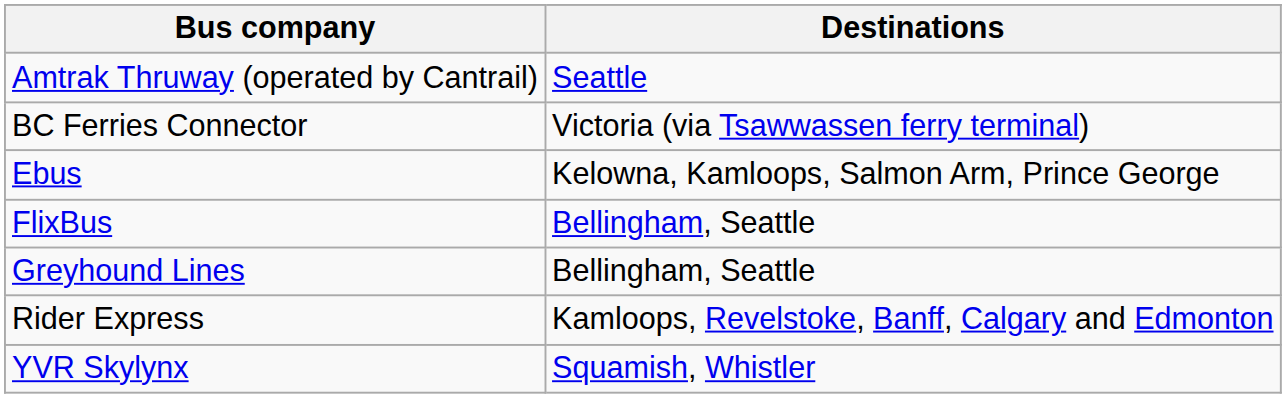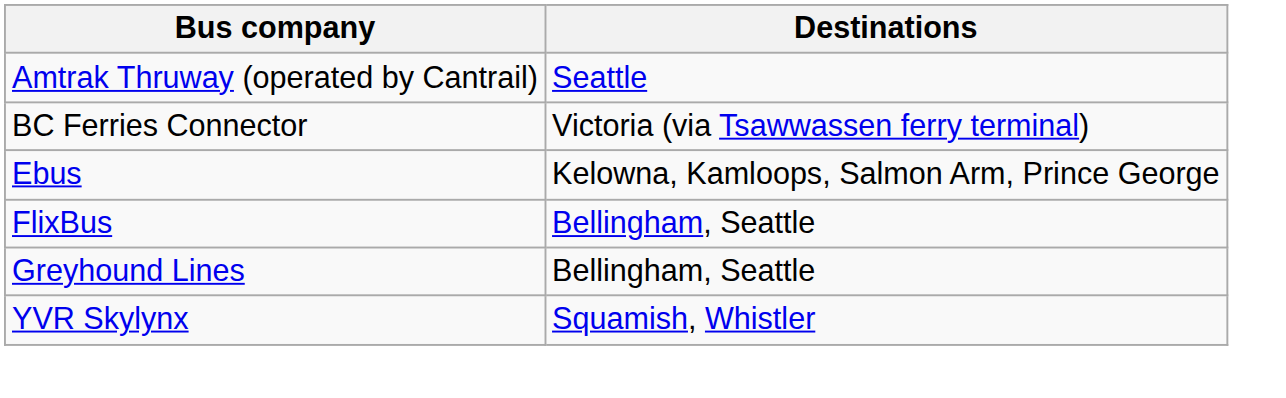- row: (108, 319)
